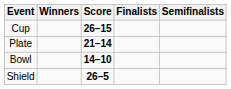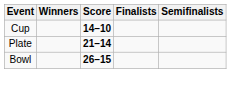(98, 28) 26–15 -> (97, 28) 14–10
(98, 60) 14–10 -> (97, 60) 26–15
- row: (21, 76)
